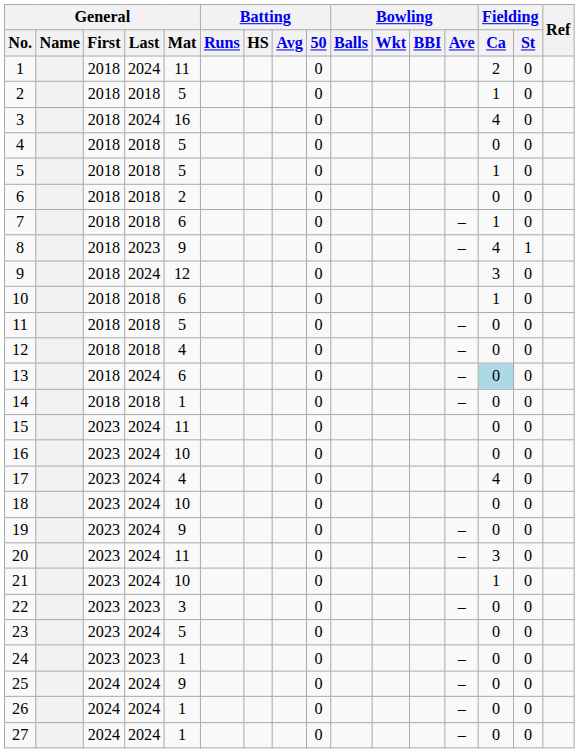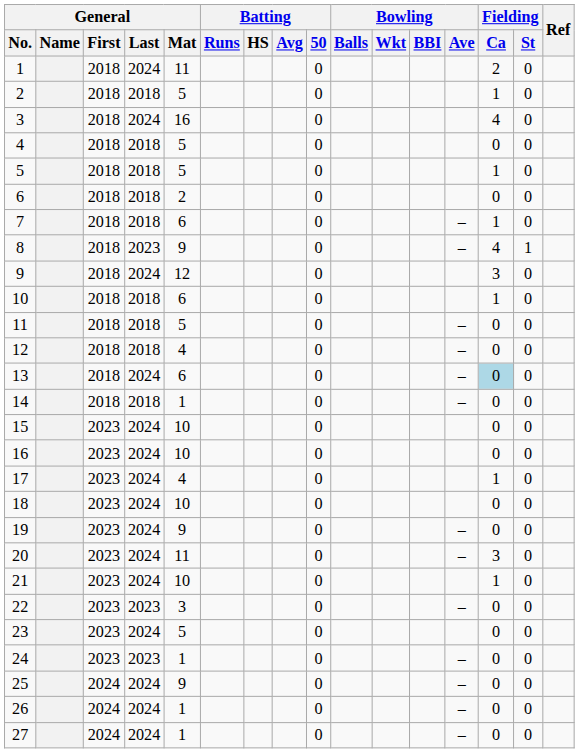(182, 427) 11 -> (182, 427) 10
(496, 478) 4 -> (496, 478) 1
